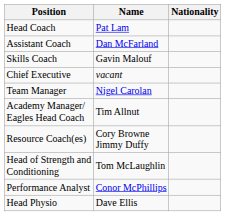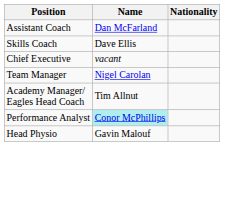- row: (31, 28)
(124, 59) Gavin Malouf -> (115, 43) Dave Ellis
- row: (46, 139)
- row: (49, 166)
(131, 187) no background -> (130, 117) paleturquoise background
(117, 203) Dave Ellis -> (123, 133) Gavin Malouf
